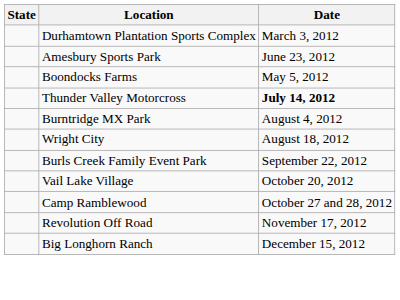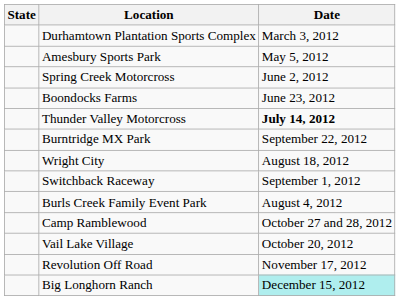(298, 56) June 23, 2012 -> (295, 56) May 5, 2012
+ row: (108, 77)
(295, 77) May 5, 2012 -> (298, 98) June 23, 2012
(302, 118) August 4, 2012 -> (315, 139) September 22, 2012
+ row: (98, 181)
(315, 160) September 22, 2012 -> (302, 202) August 4, 2012
rows swapped: (88, 181) <-> (94, 202)
(313, 243) no background -> (313, 285) paleturquoise background
